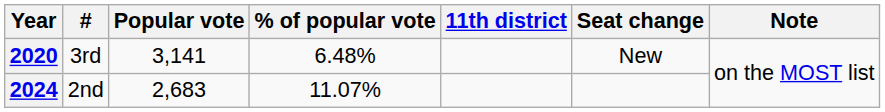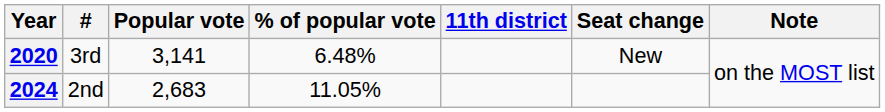(345, 90) 11.07% -> (345, 90) 11.05%
